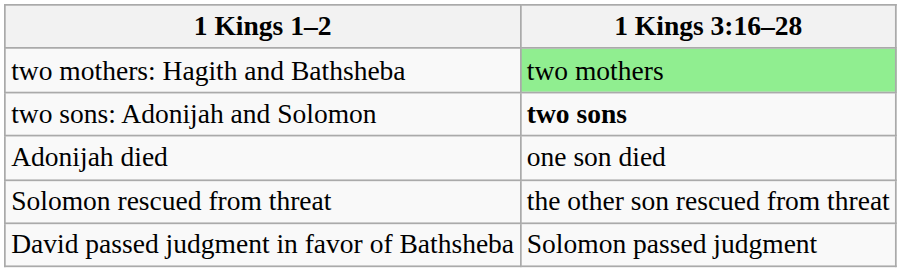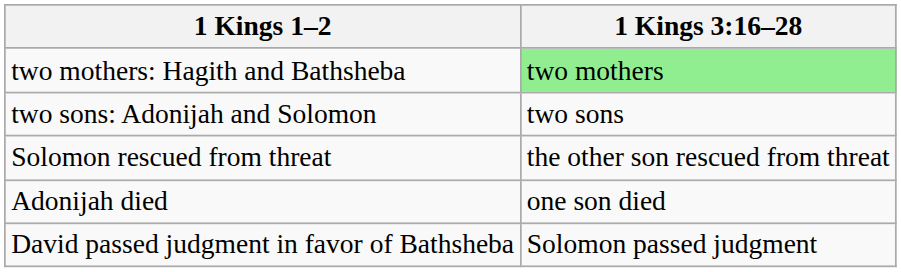(577, 113) bold -> (575, 113) normal
rows swapped: (90, 157) <-> (171, 200)
